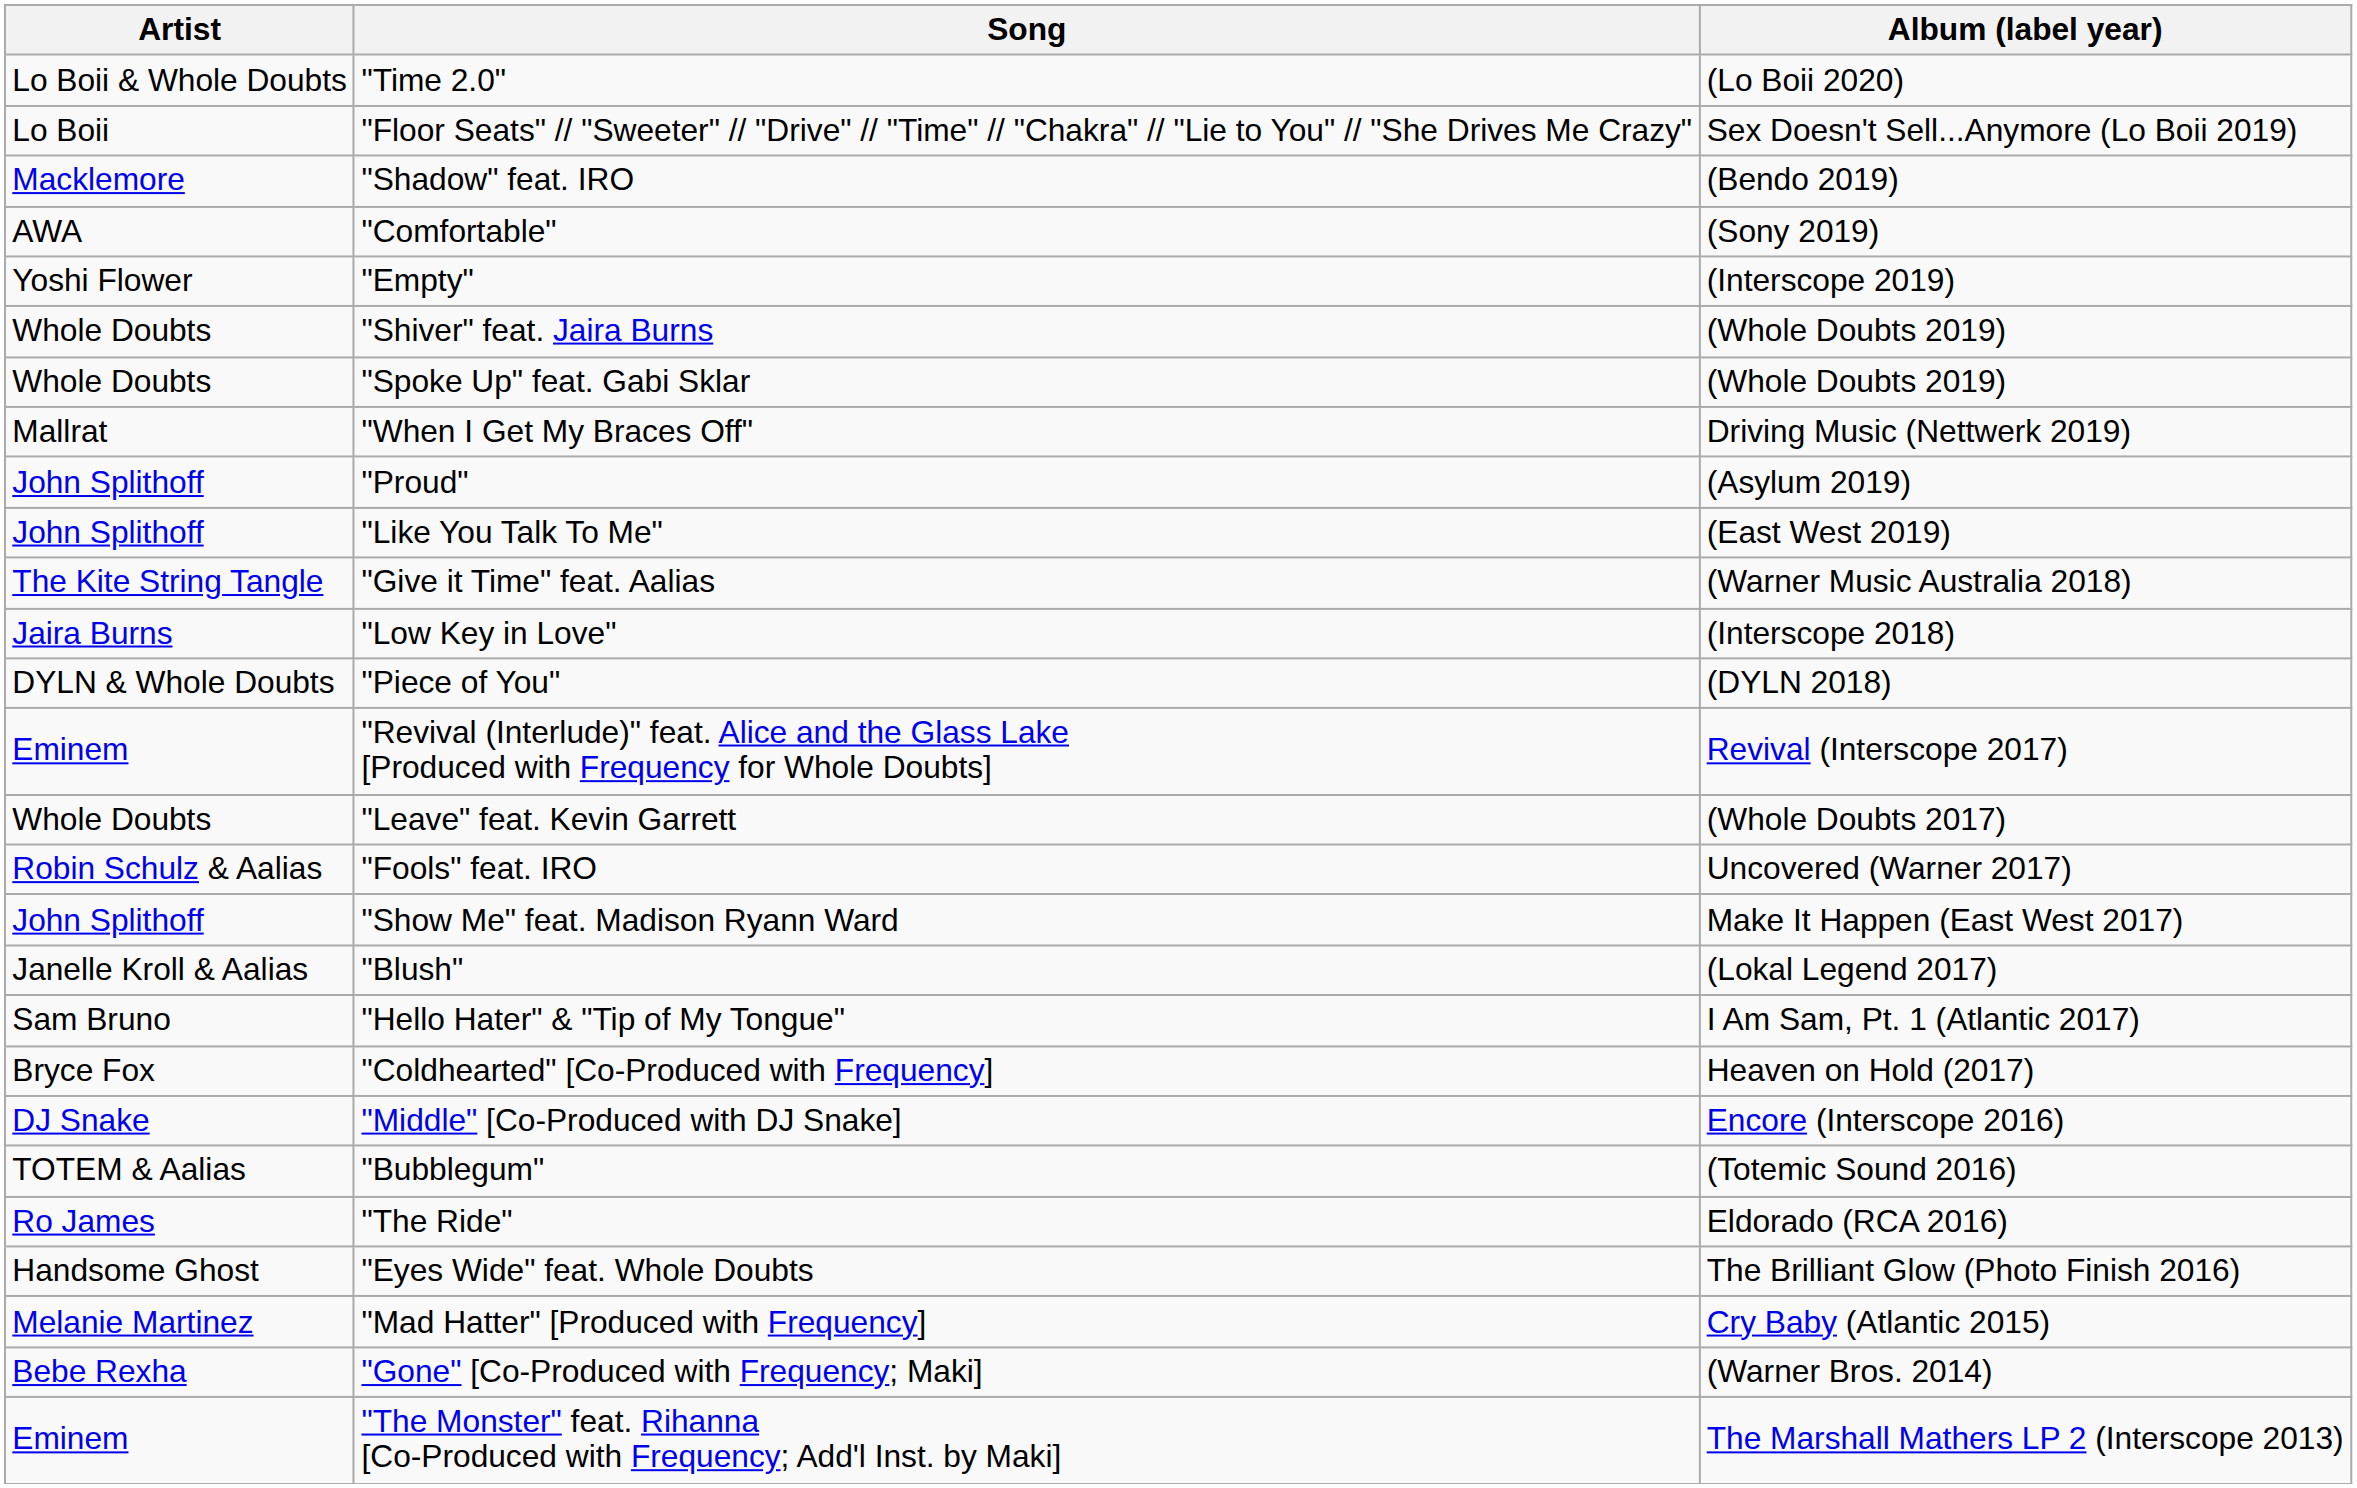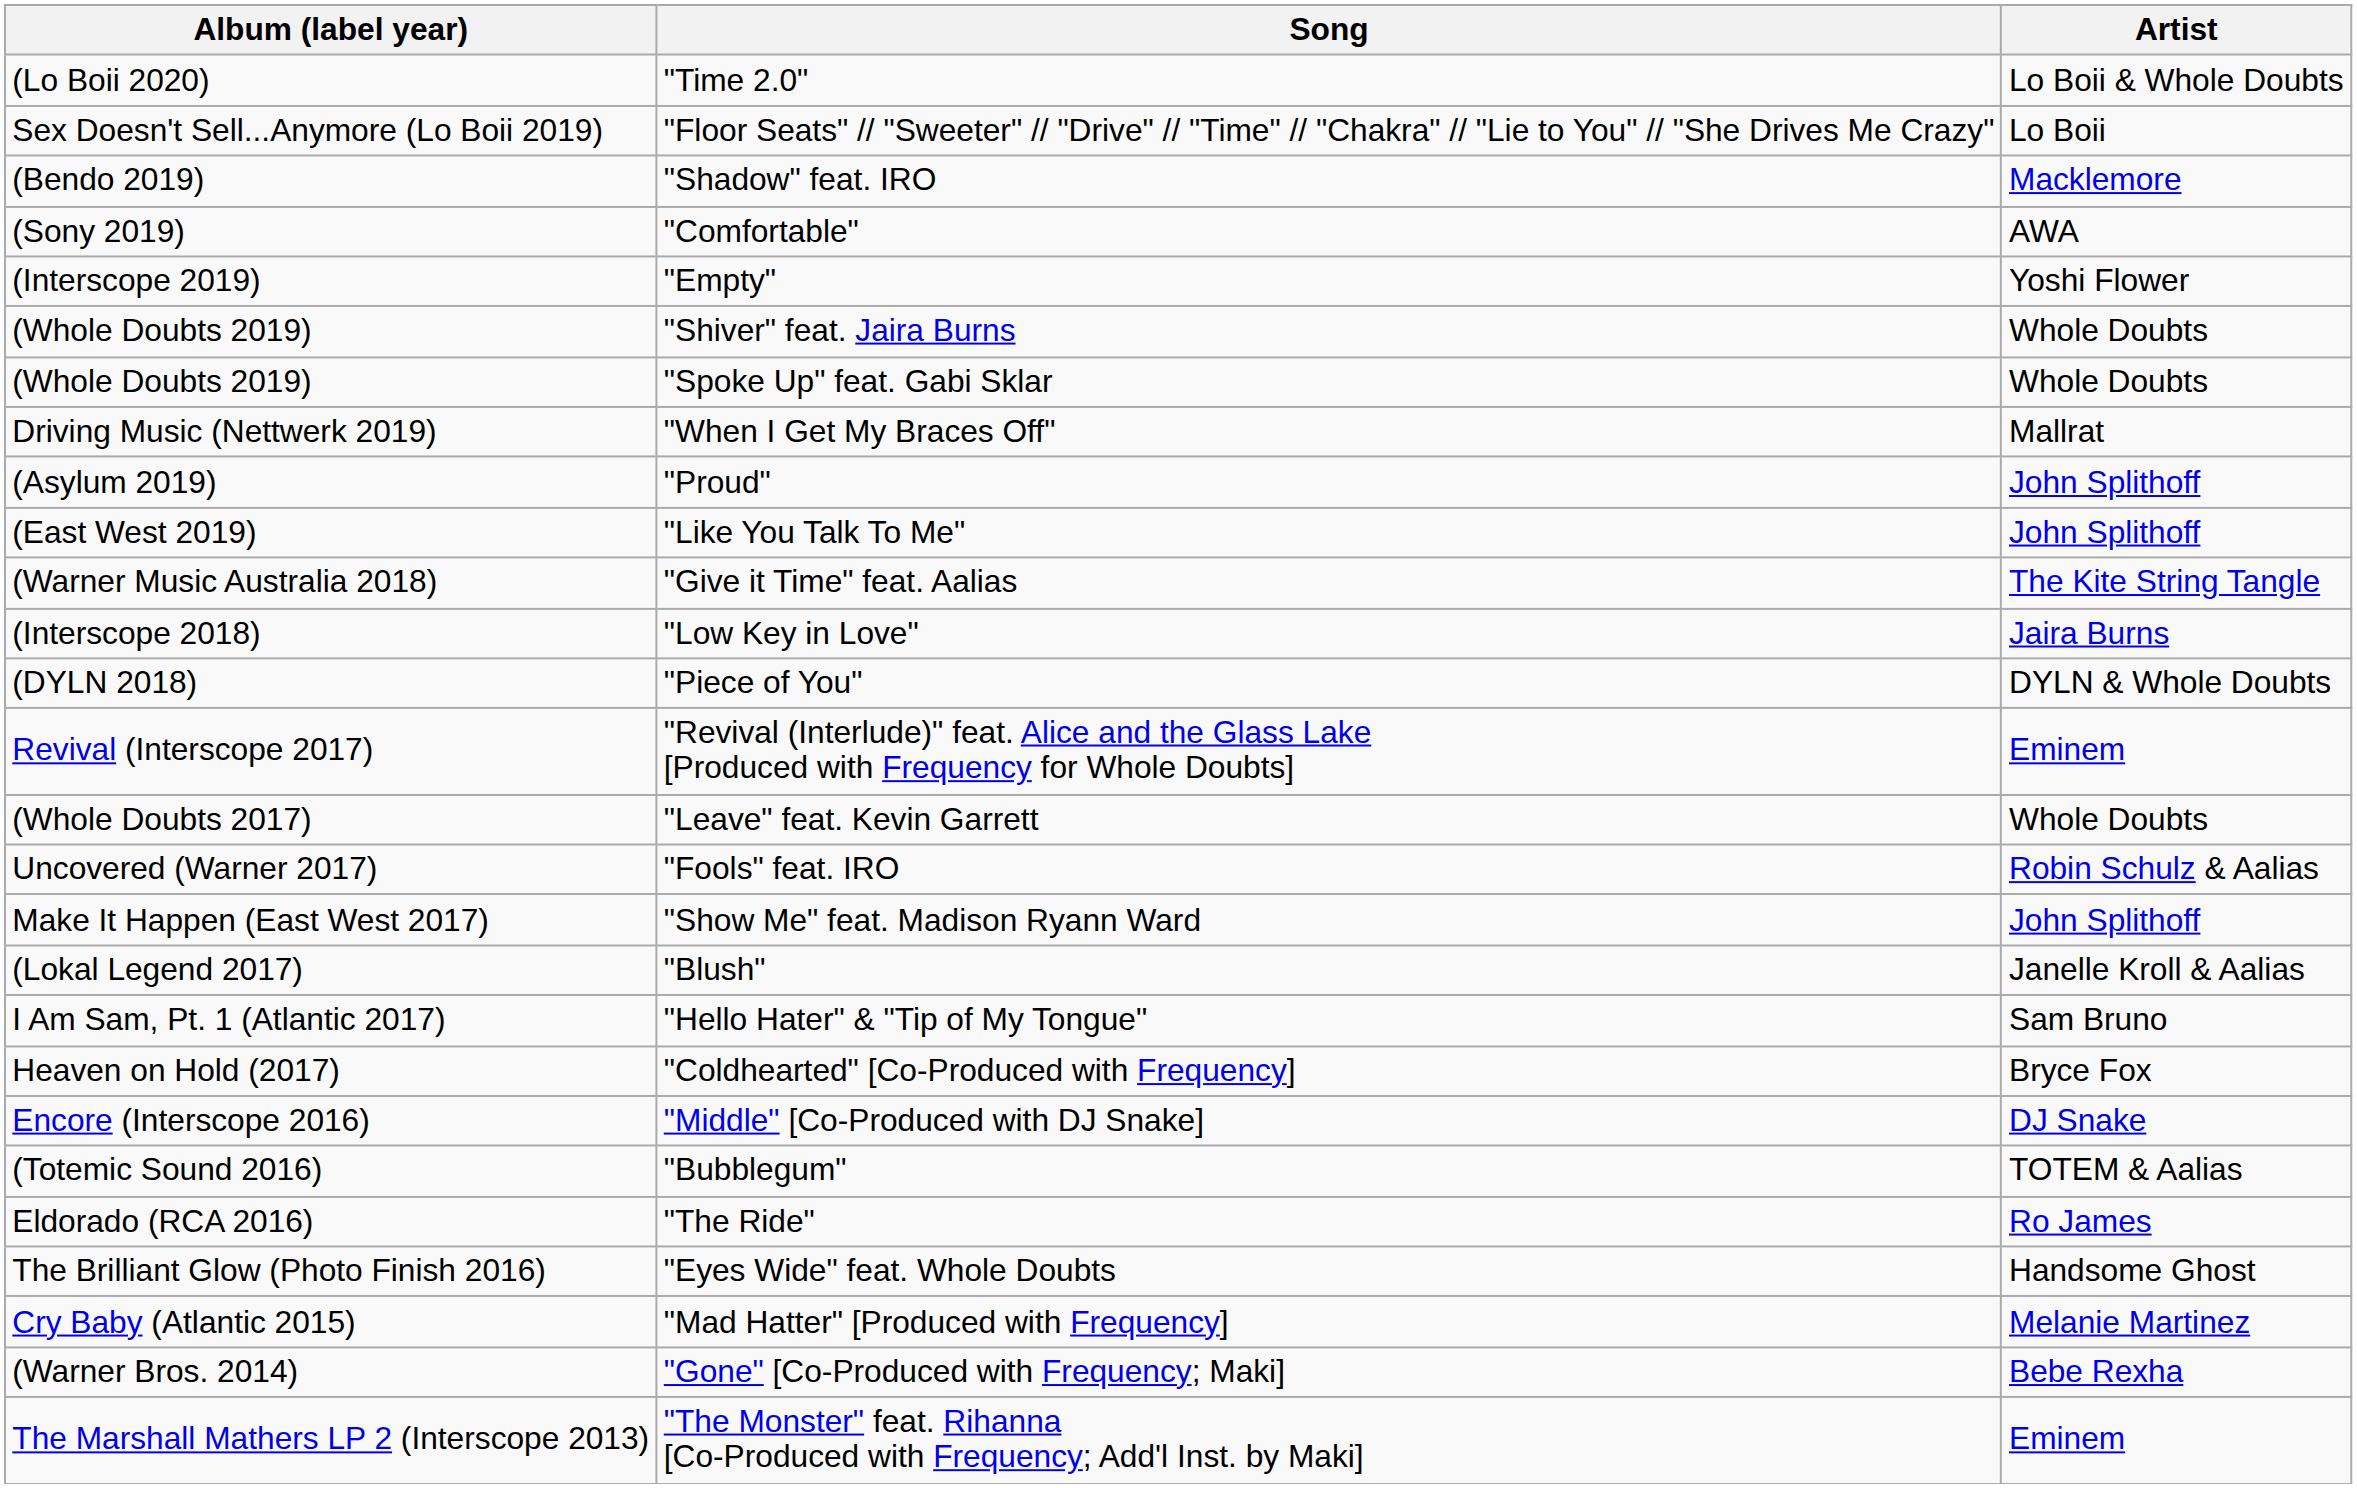columns swapped: (180, 29) <-> (2025, 29)
